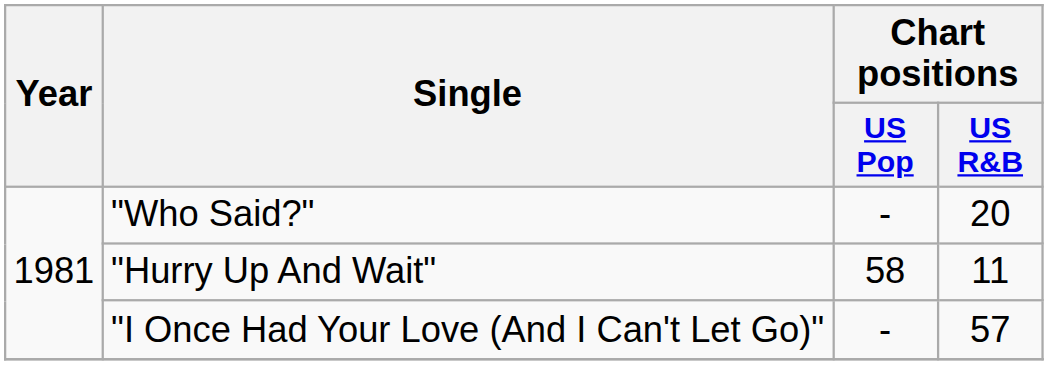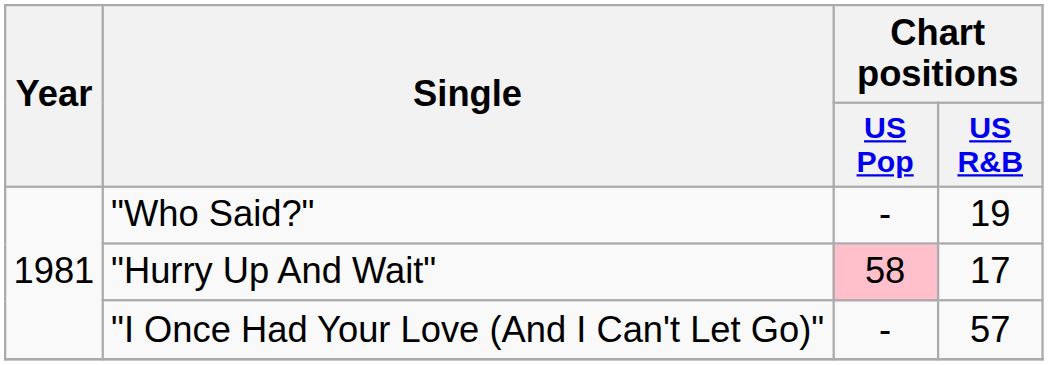(990, 214) 20 -> (990, 214) 19
(885, 271) no background -> (885, 271) pink background
(990, 271) 11 -> (990, 271) 17
